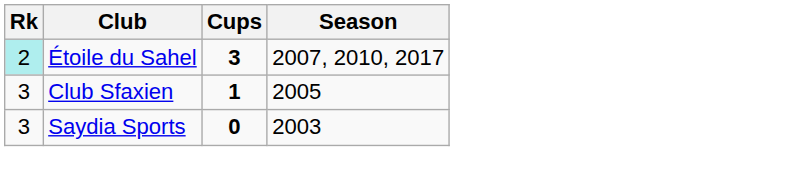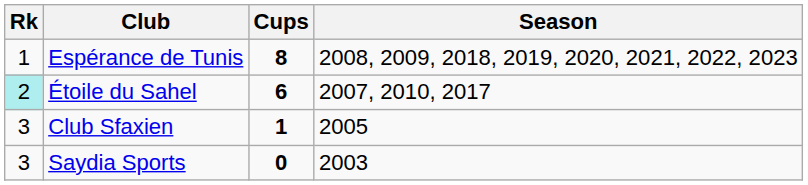+ row: (146, 57)
(235, 57) 3 -> (281, 92) 6
